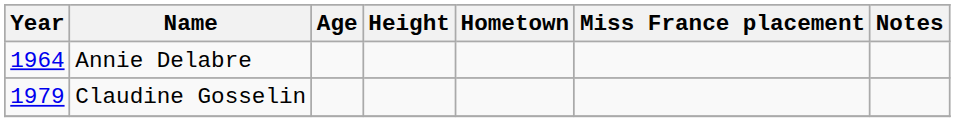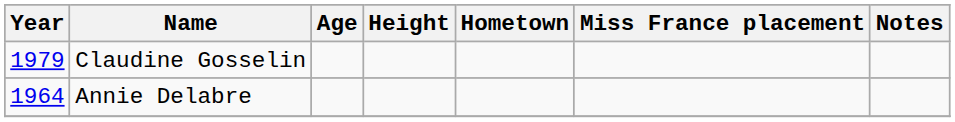rows swapped: (191, 97) <-> (164, 60)
